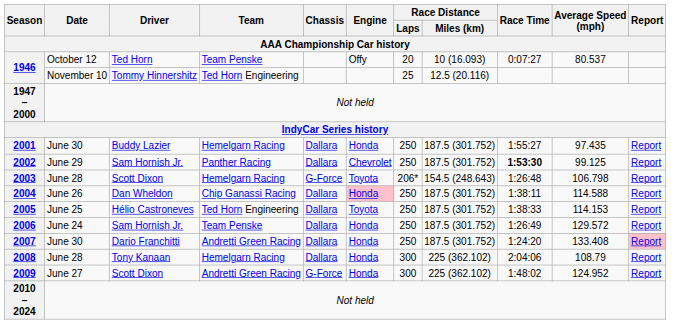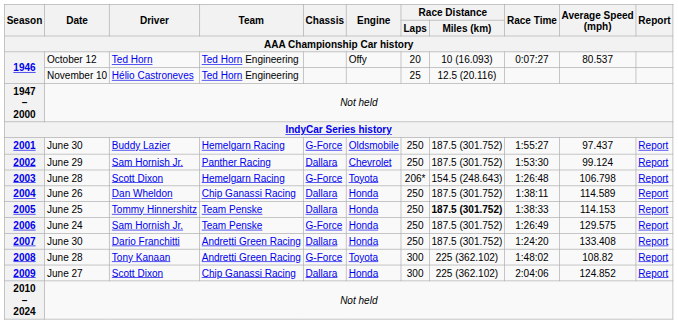(232, 60) Team Penske -> (250, 60) Ted Horn Engineering
(154, 76) Tommy Hinnershitz -> (153, 76) Hélio Castroneves
(321, 146) Dallara -> (324, 146) G-Force
(363, 146) Honda -> (374, 146) Oldsmobile
(590, 146) 97.435 -> (598, 146) 97.437
(525, 162) bold -> (532, 162) normal
(590, 162) 99.125 -> (598, 162) 99.124
(363, 194) pink background -> (363, 194) no background
(590, 194) 114.588 -> (598, 194) 114.589
(153, 210) Hélio Castroneves -> (154, 210) Tommy Hinnershitz
(250, 210) Ted Horn Engineering -> (232, 210) Team Penske
(363, 210) Toyota -> (363, 210) Honda
(460, 210) normal -> (467, 210) bold
(321, 225) Dallara -> (324, 225) G-Force
(590, 225) 129.572 -> (598, 225) 129.575
(646, 241) pink background -> (653, 241) no background
(243, 257) Hemelgarn Racing -> (251, 257) Andretti Green Racing
(321, 257) Dallara -> (324, 257) G-Force
(363, 257) Honda -> (363, 257) Toyota
(525, 257) 2:04:06 -> (532, 257) 1:48:02
(590, 257) 108.79 -> (598, 257) 108.82
(251, 273) Andretti Green Racing -> (249, 273) Chip Ganassi Racing
(324, 273) G-Force -> (321, 273) Dallara
(525, 273) 1:48:02 -> (532, 273) 2:04:06
(590, 273) 124.952 -> (598, 273) 124.852
